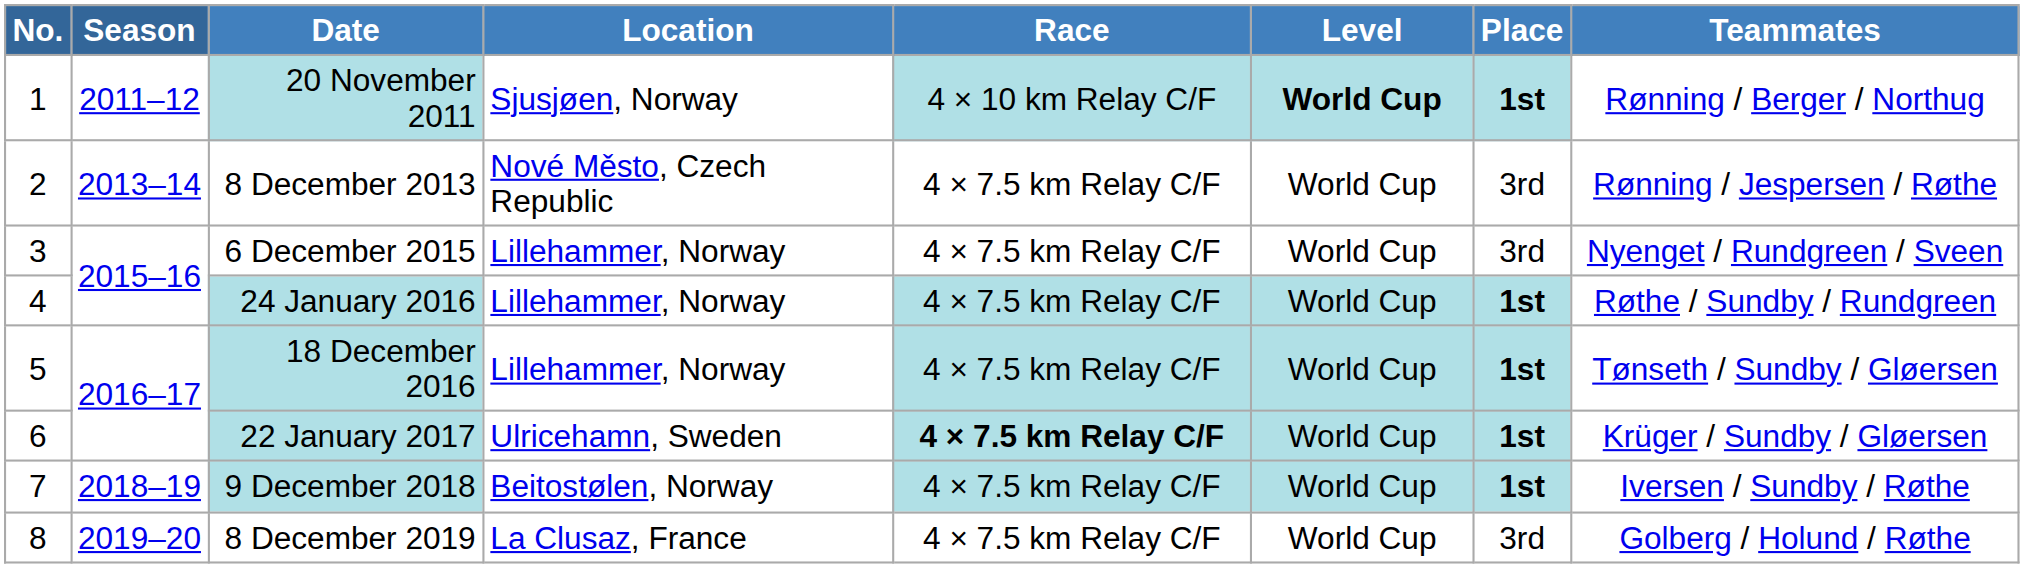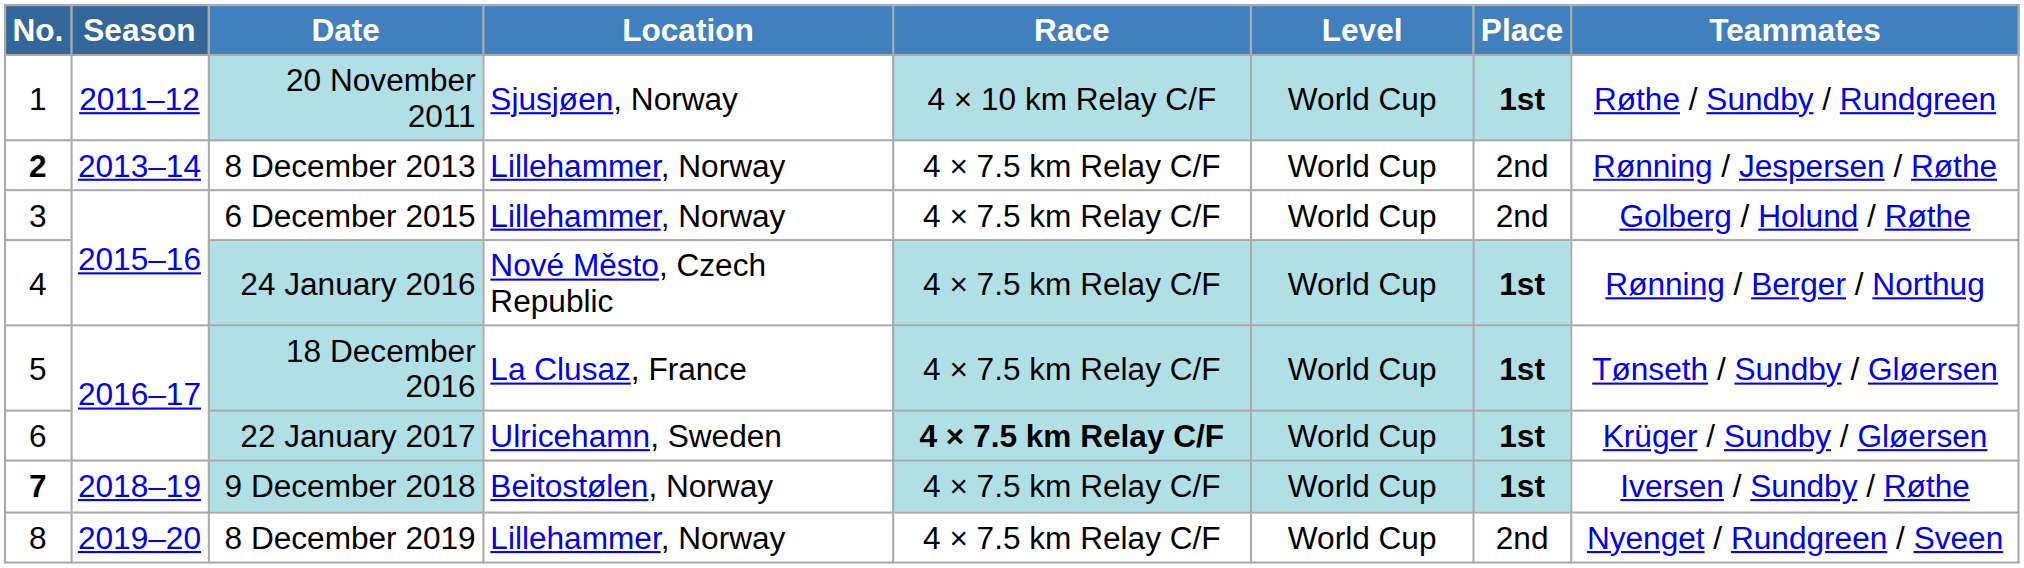(1362, 98) bold -> (1362, 98) normal
(1795, 98) Rønning / Berger / Northug -> (1795, 98) Røthe / Sundby / Rundgreen
(38, 183) normal -> (38, 166) bold
(628, 183) Nové Město, Czech Republic -> (638, 166) Lillehammer, Norway
(1522, 183) 3rd -> (1522, 166) 2nd
(1522, 251) 3rd -> (1522, 216) 2nd
(1795, 251) Nyenget / Rundgreen / Sveen -> (1795, 216) Golberg / Holund / Røthe
(638, 301) Lillehammer, Norway -> (628, 283) Nové Město, Czech Republic
(1795, 301) Røthe / Sundby / Rundgreen -> (1795, 283) Rønning / Berger / Northug
(638, 369) Lillehammer, Norway -> (619, 369) La Clusaz, France
(38, 487) normal -> (38, 487) bold
(619, 537) La Clusaz, France -> (638, 537) Lillehammer, Norway
(1522, 537) 3rd -> (1522, 537) 2nd
(1795, 537) Golberg / Holund / Røthe -> (1795, 537) Nyenget / Rundgreen / Sveen
